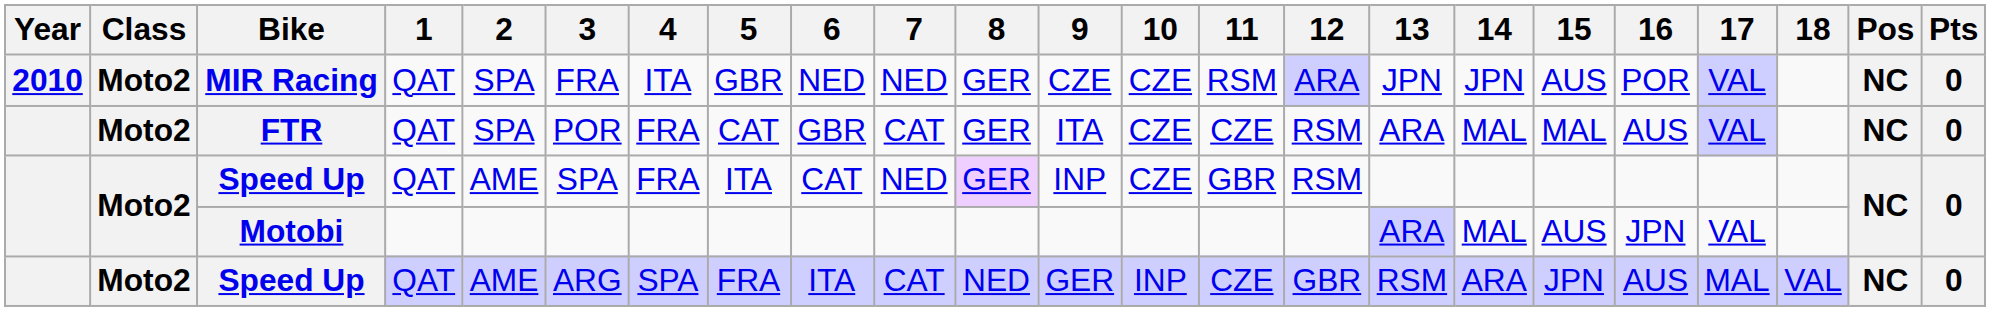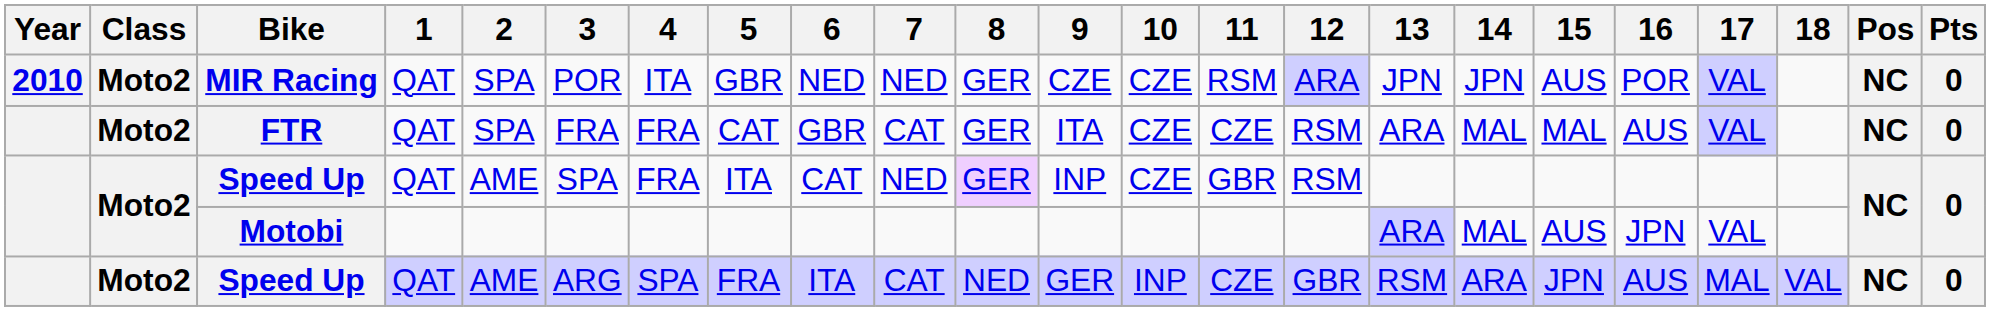(587, 79) FRA -> (587, 79) POR
(587, 130) POR -> (587, 130) FRA
